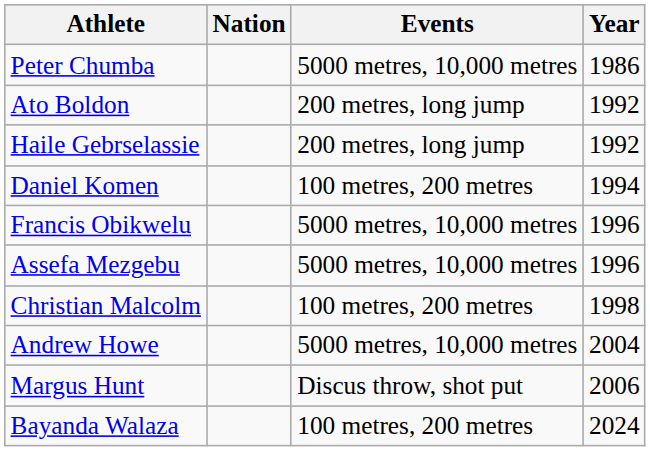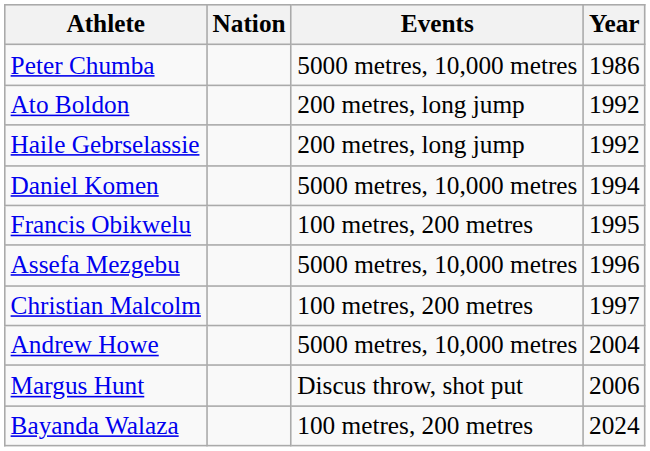(415, 184) 100 metres, 200 metres -> (437, 184) 5000 metres, 10,000 metres
(437, 225) 5000 metres, 10,000 metres -> (415, 225) 100 metres, 200 metres
(614, 225) 1996 -> (614, 225) 1995
(614, 305) 1998 -> (614, 305) 1997
